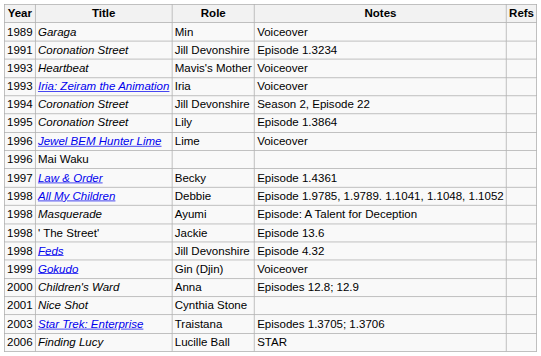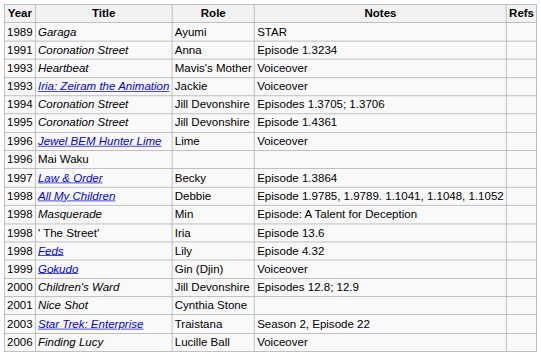(184, 31) Min -> (191, 31) Ayumi
(282, 31) Voiceover -> (272, 31) STAR
(212, 50) Jill Devonshire -> (188, 50) Anna
(183, 86) Iria -> (191, 86) Jackie
(313, 104) Season 2, Episode 22 -> (321, 104) Episodes 1.3705; 1.3706
(183, 123) Lily -> (212, 123) Jill Devonshire
(297, 123) Episode 1.3864 -> (297, 123) Episode 1.4361
(297, 178) Episode 1.4361 -> (297, 178) Episode 1.3864
(191, 214) Ayumi -> (184, 214) Min
(191, 232) Jackie -> (183, 232) Iria
(212, 251) Jill Devonshire -> (183, 251) Lily
(188, 287) Anna -> (212, 287) Jill Devonshire
(321, 324) Episodes 1.3705; 1.3706 -> (313, 324) Season 2, Episode 22
(272, 342) STAR -> (282, 342) Voiceover
